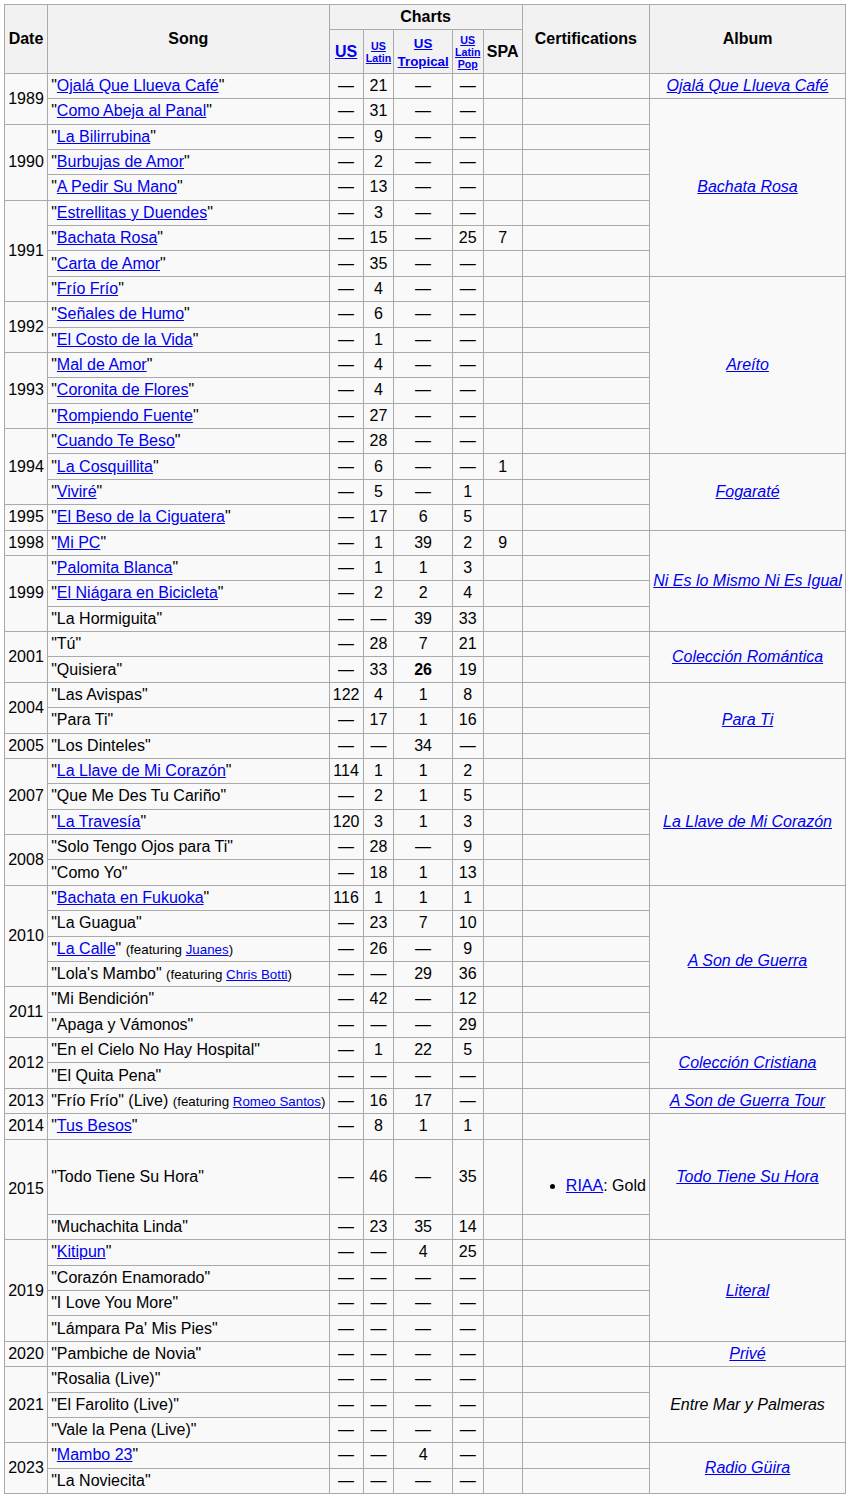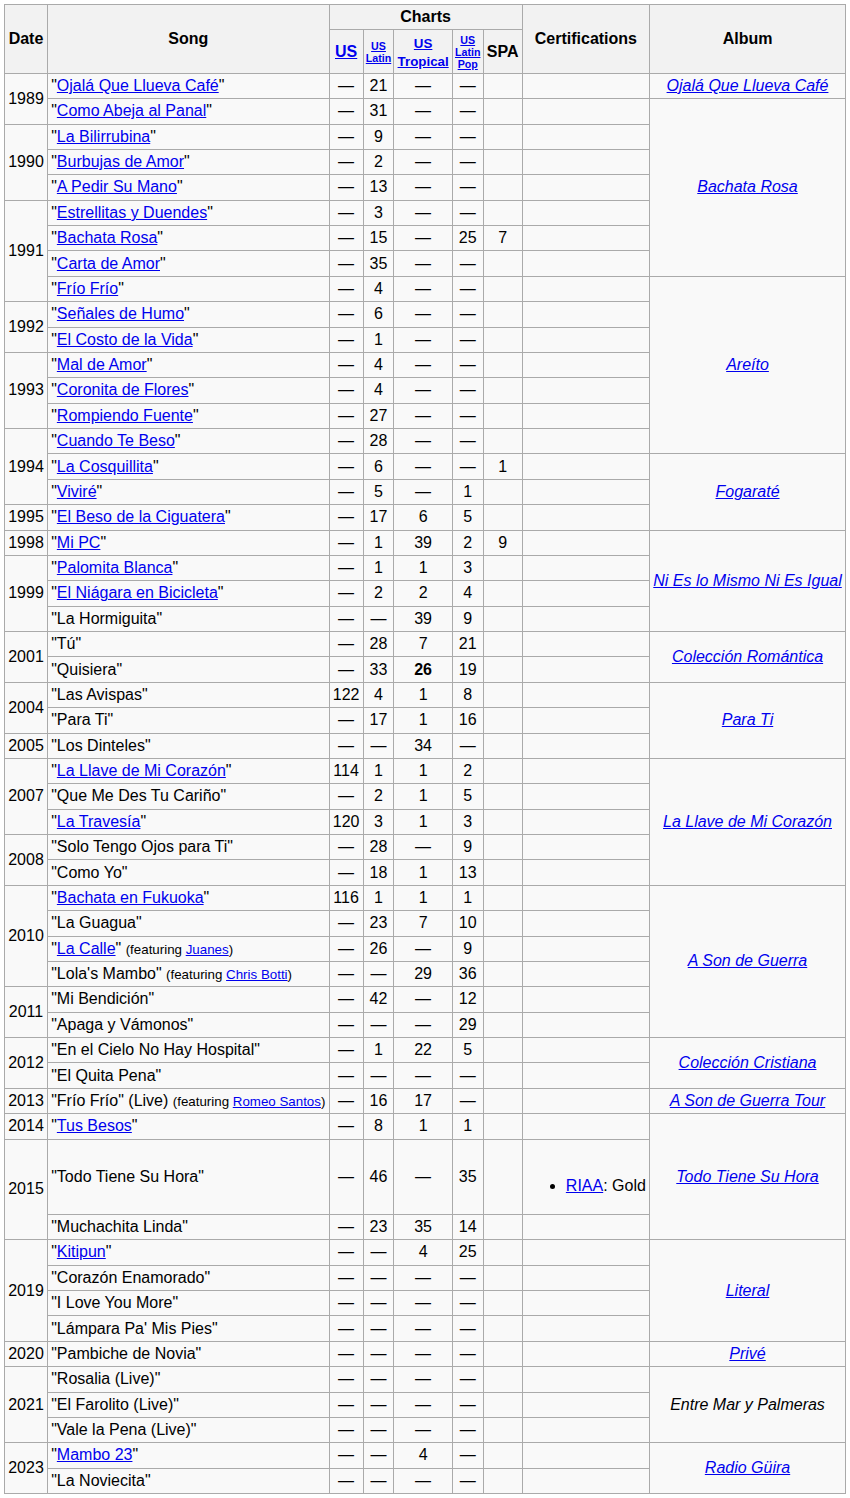(468, 618) 33 -> (468, 618) 9
